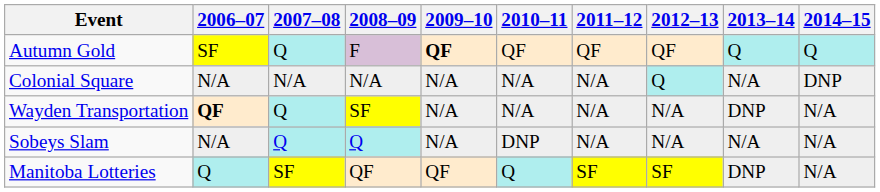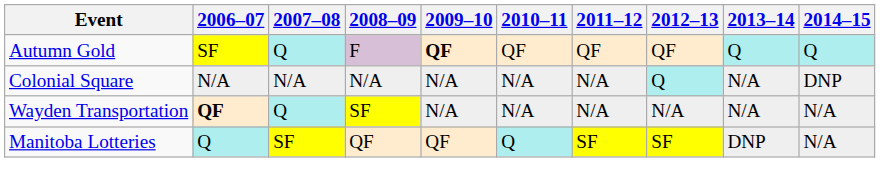(747, 111) DNP -> (744, 111) N/A
- row: (59, 141)
